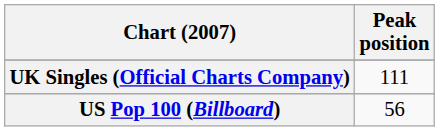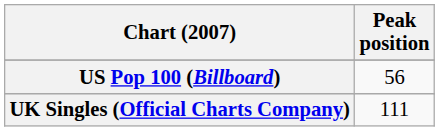rows swapped: (180, 76) <-> (180, 109)
